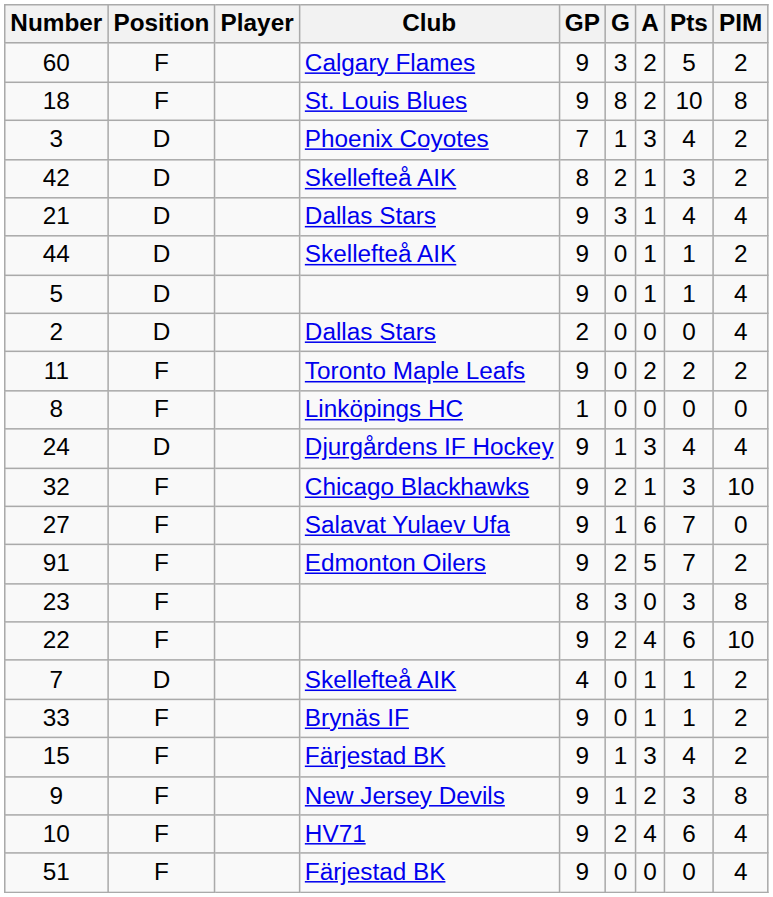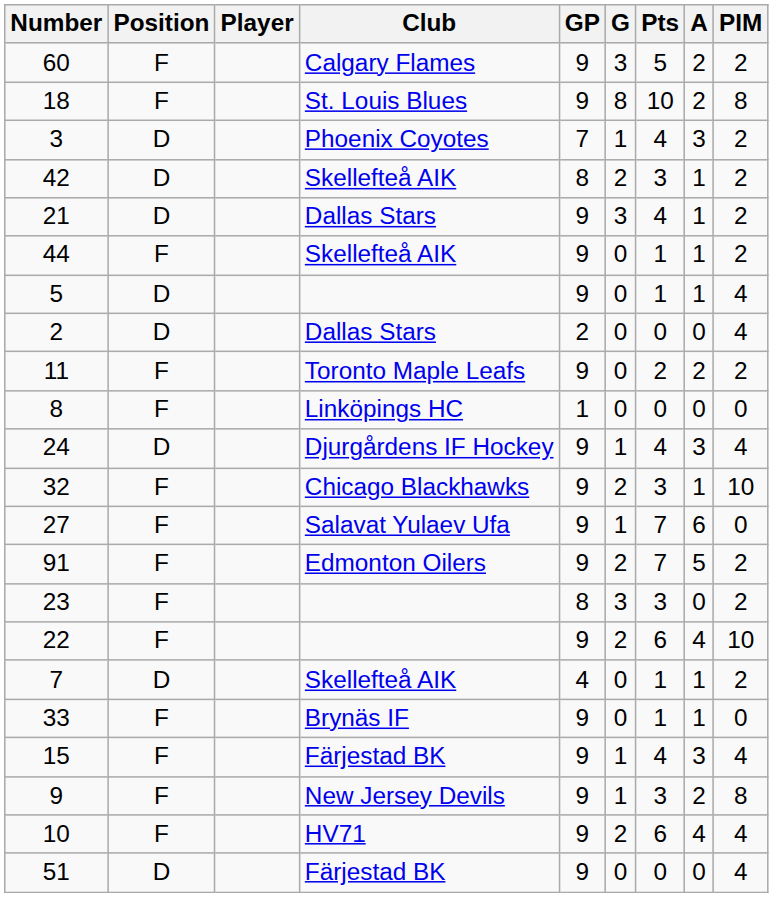columns swapped: (650, 23) <-> (689, 23)
(741, 216) 4 -> (741, 216) 2
(161, 255) D -> (161, 255) F
(741, 602) 8 -> (741, 602) 2
(741, 718) 2 -> (741, 718) 0
(741, 756) 2 -> (741, 756) 4
(161, 872) F -> (161, 872) D
